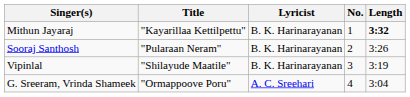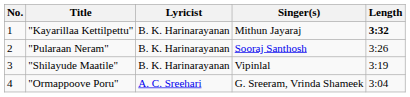columns swapped: (355, 13) <-> (71, 13)
